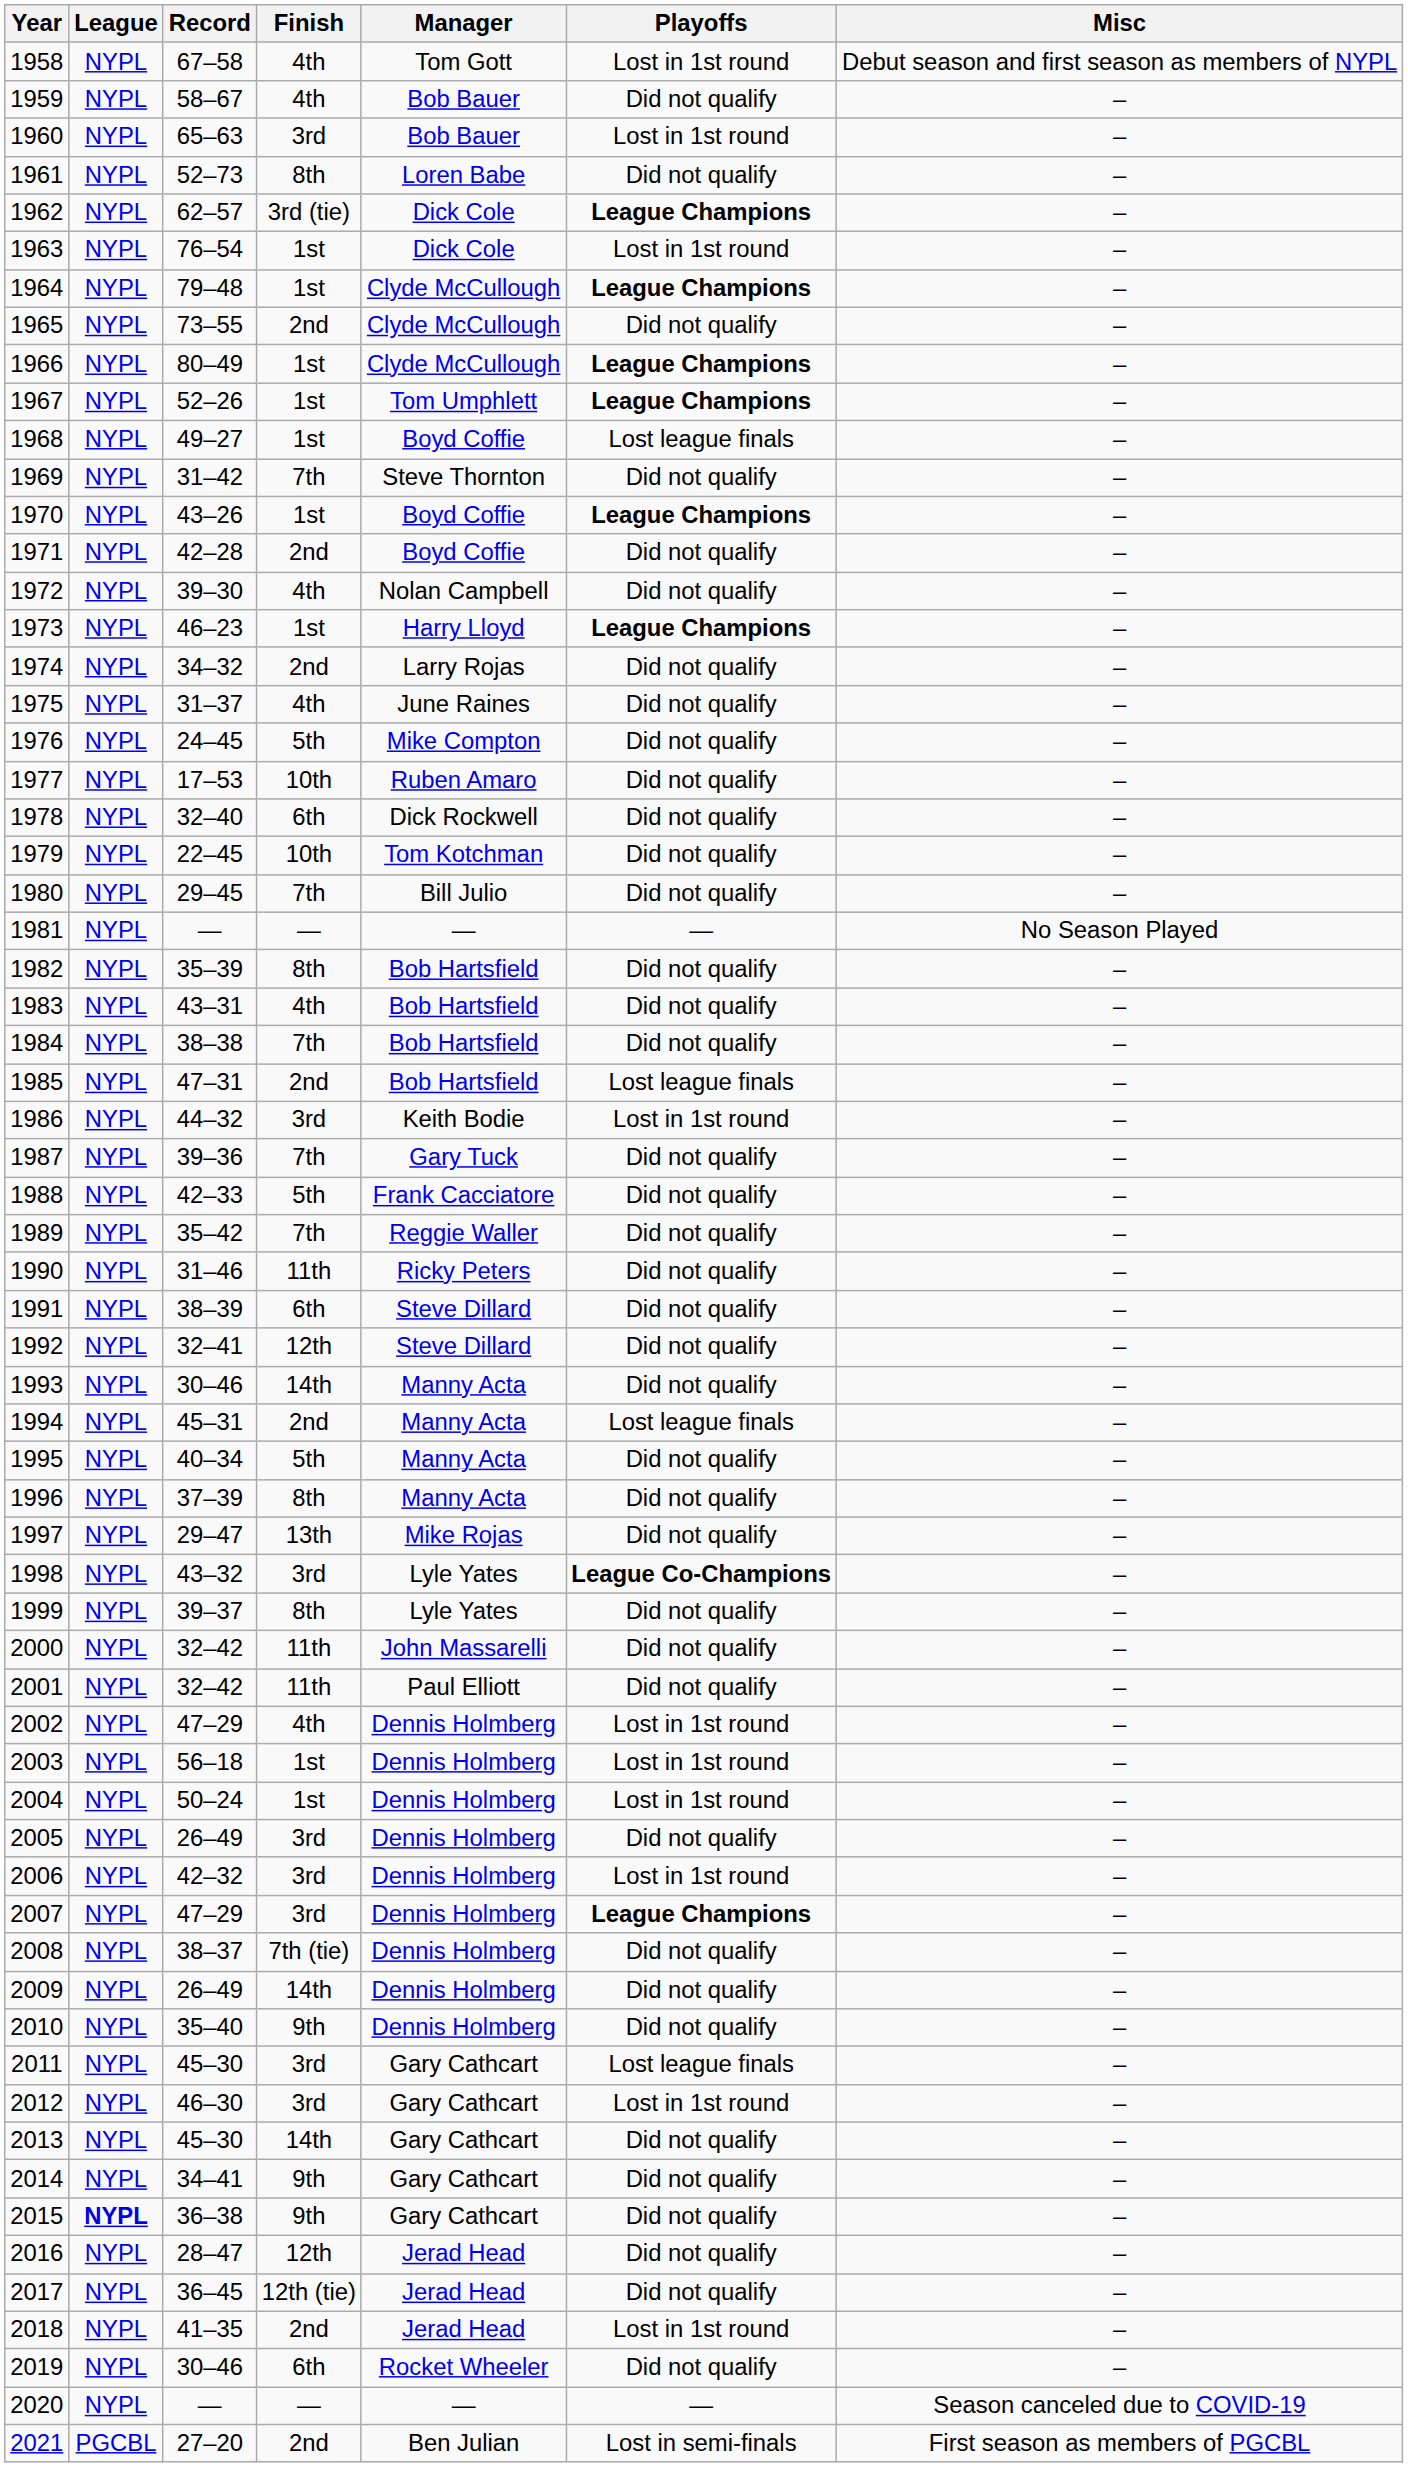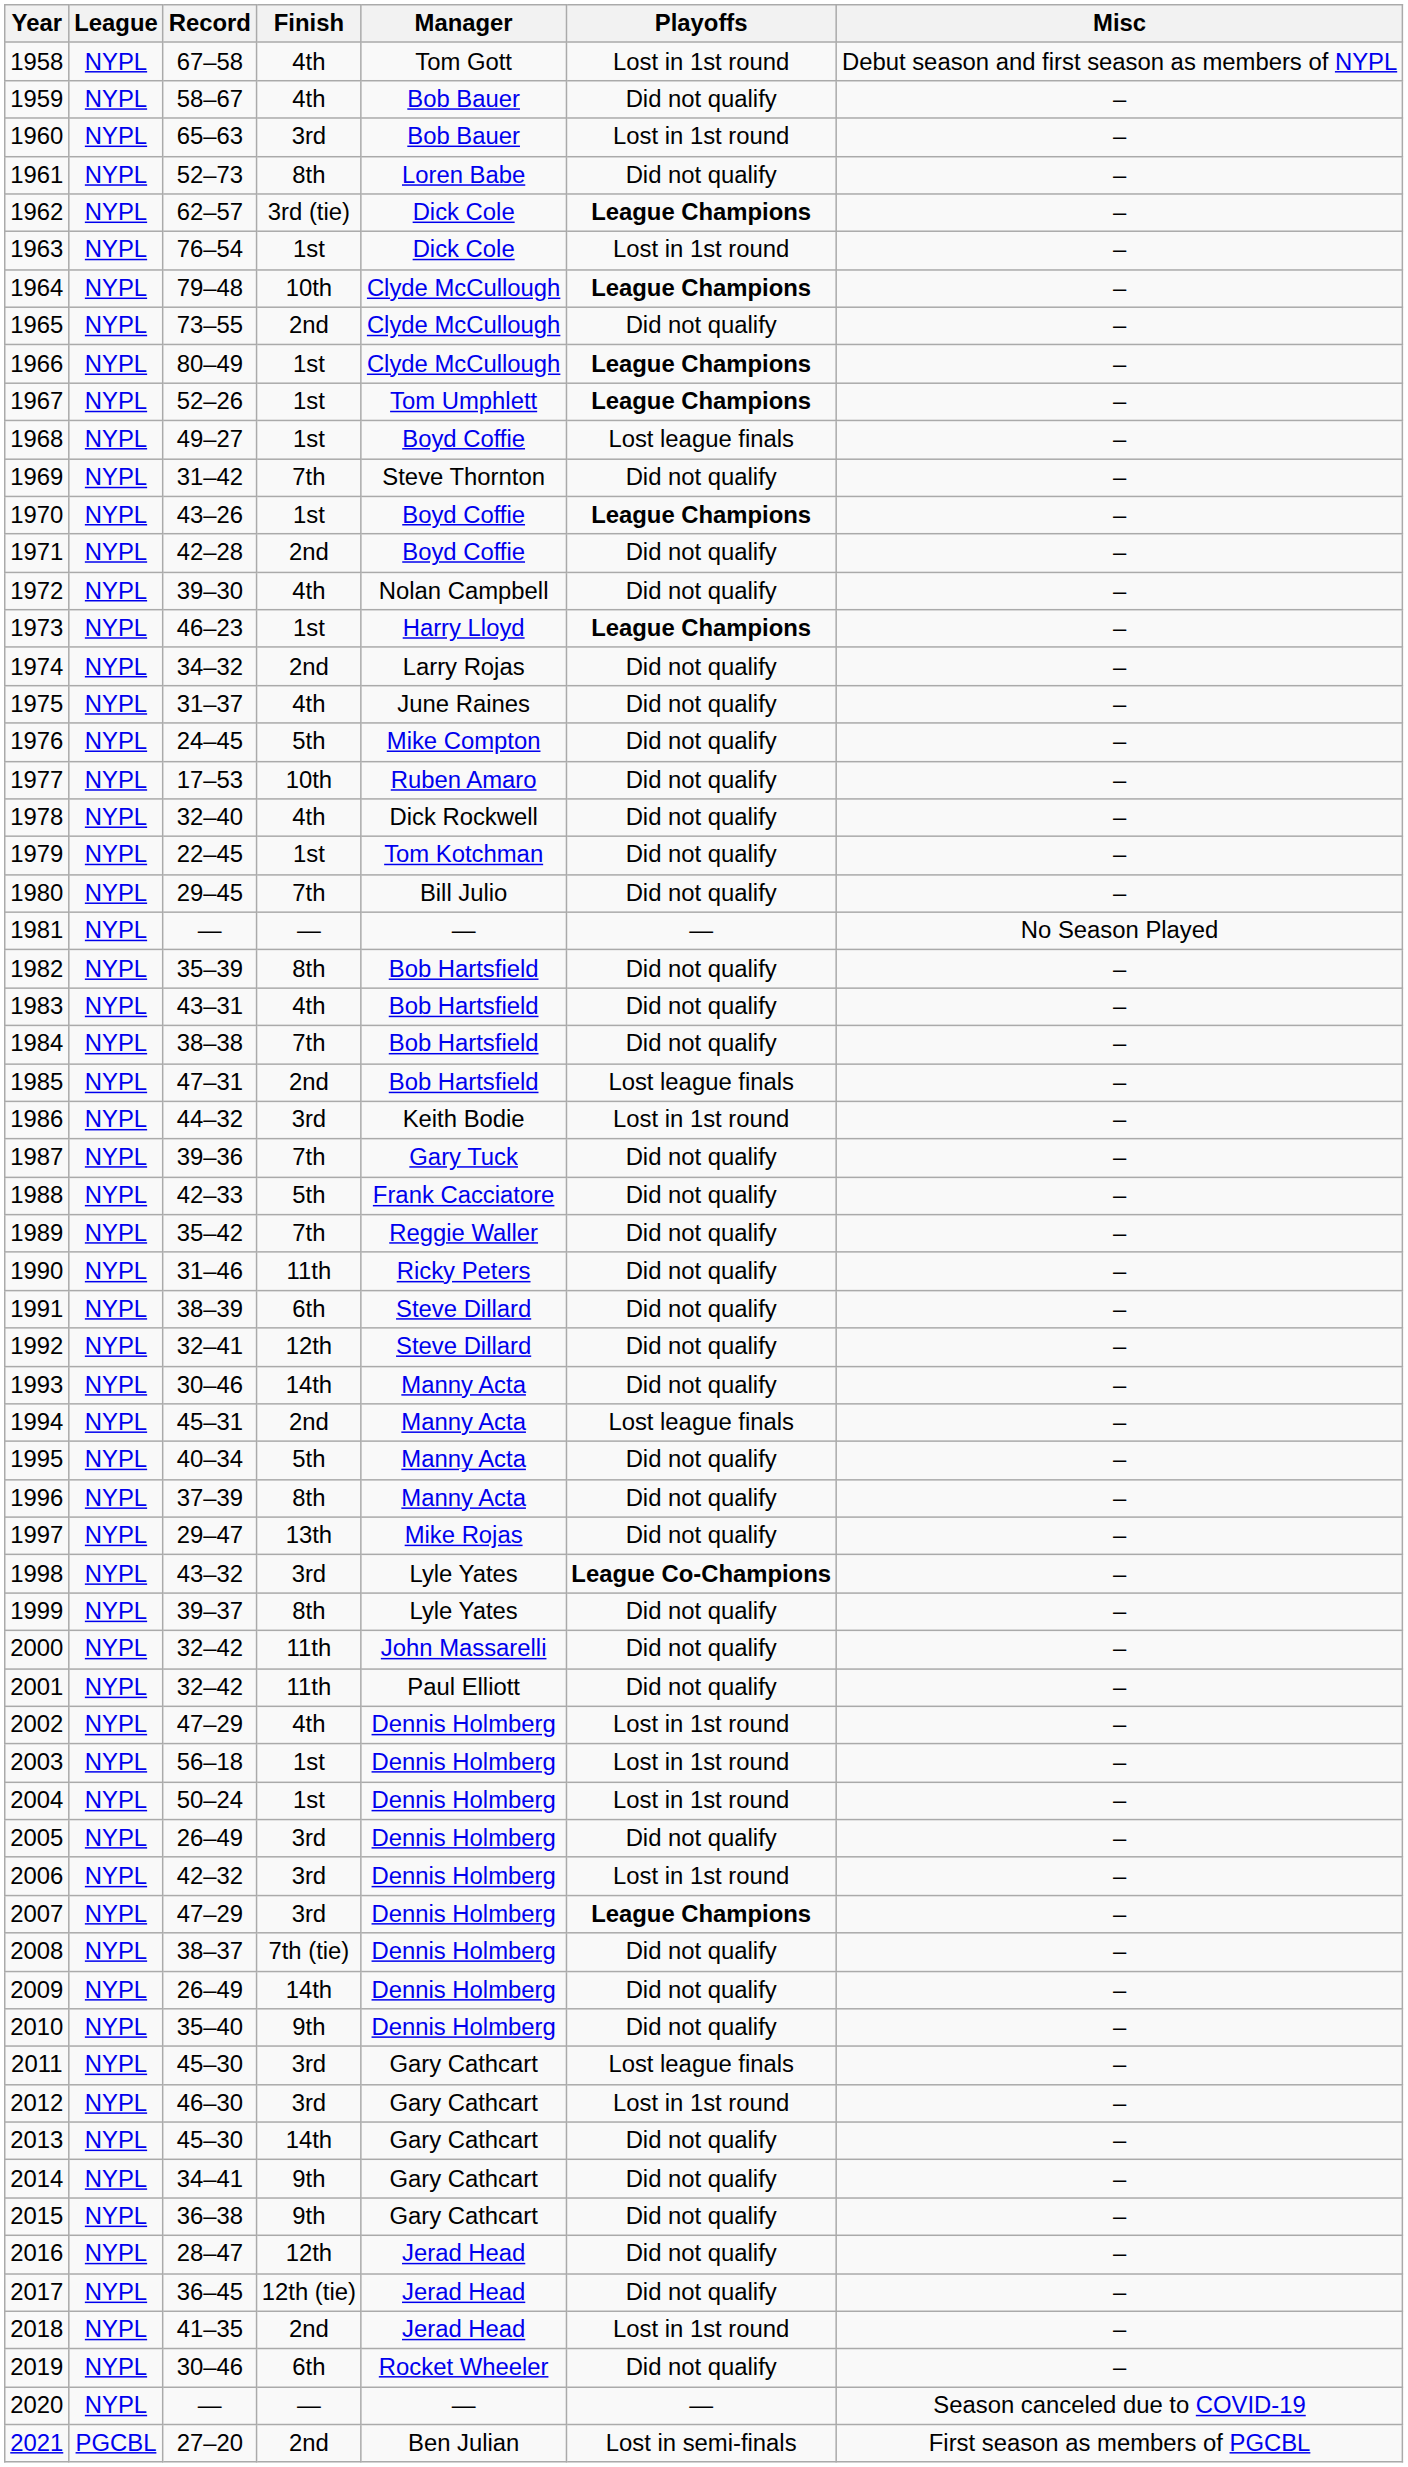(309, 288) 1st -> (309, 288) 10th
(309, 817) 6th -> (309, 817) 4th
(309, 855) 10th -> (309, 855) 1st
(116, 2216) bold -> (116, 2216) normal
